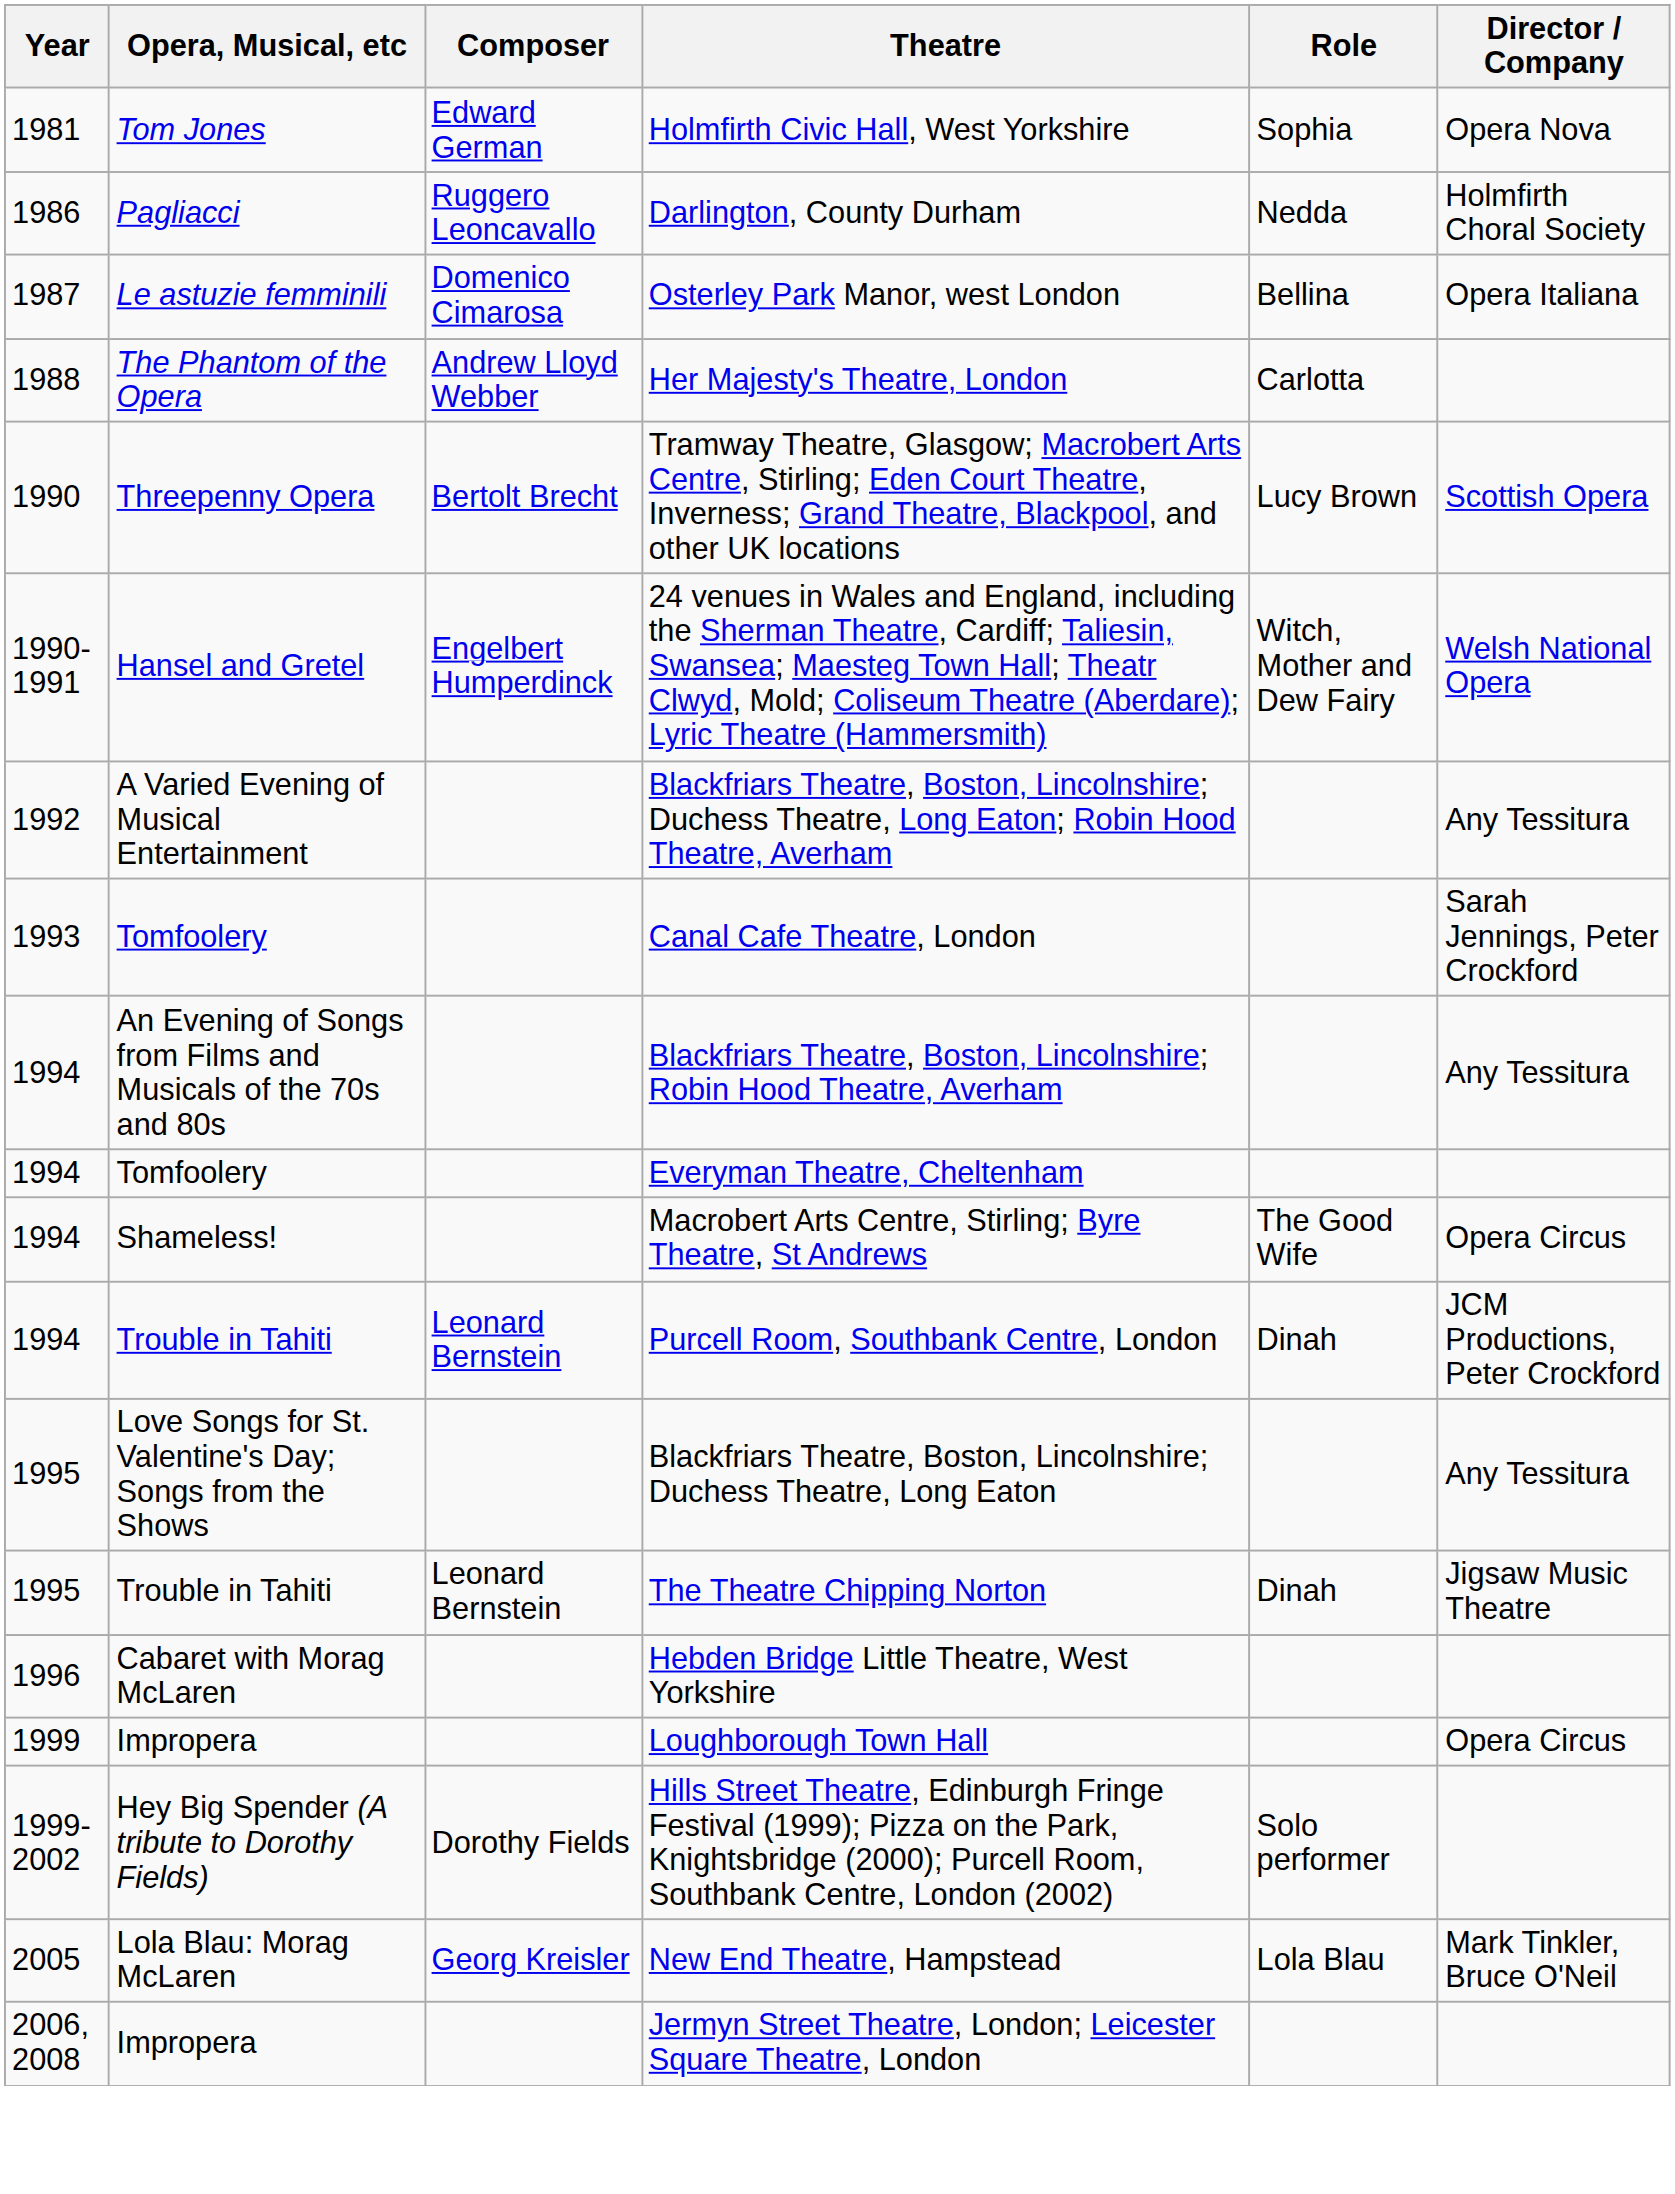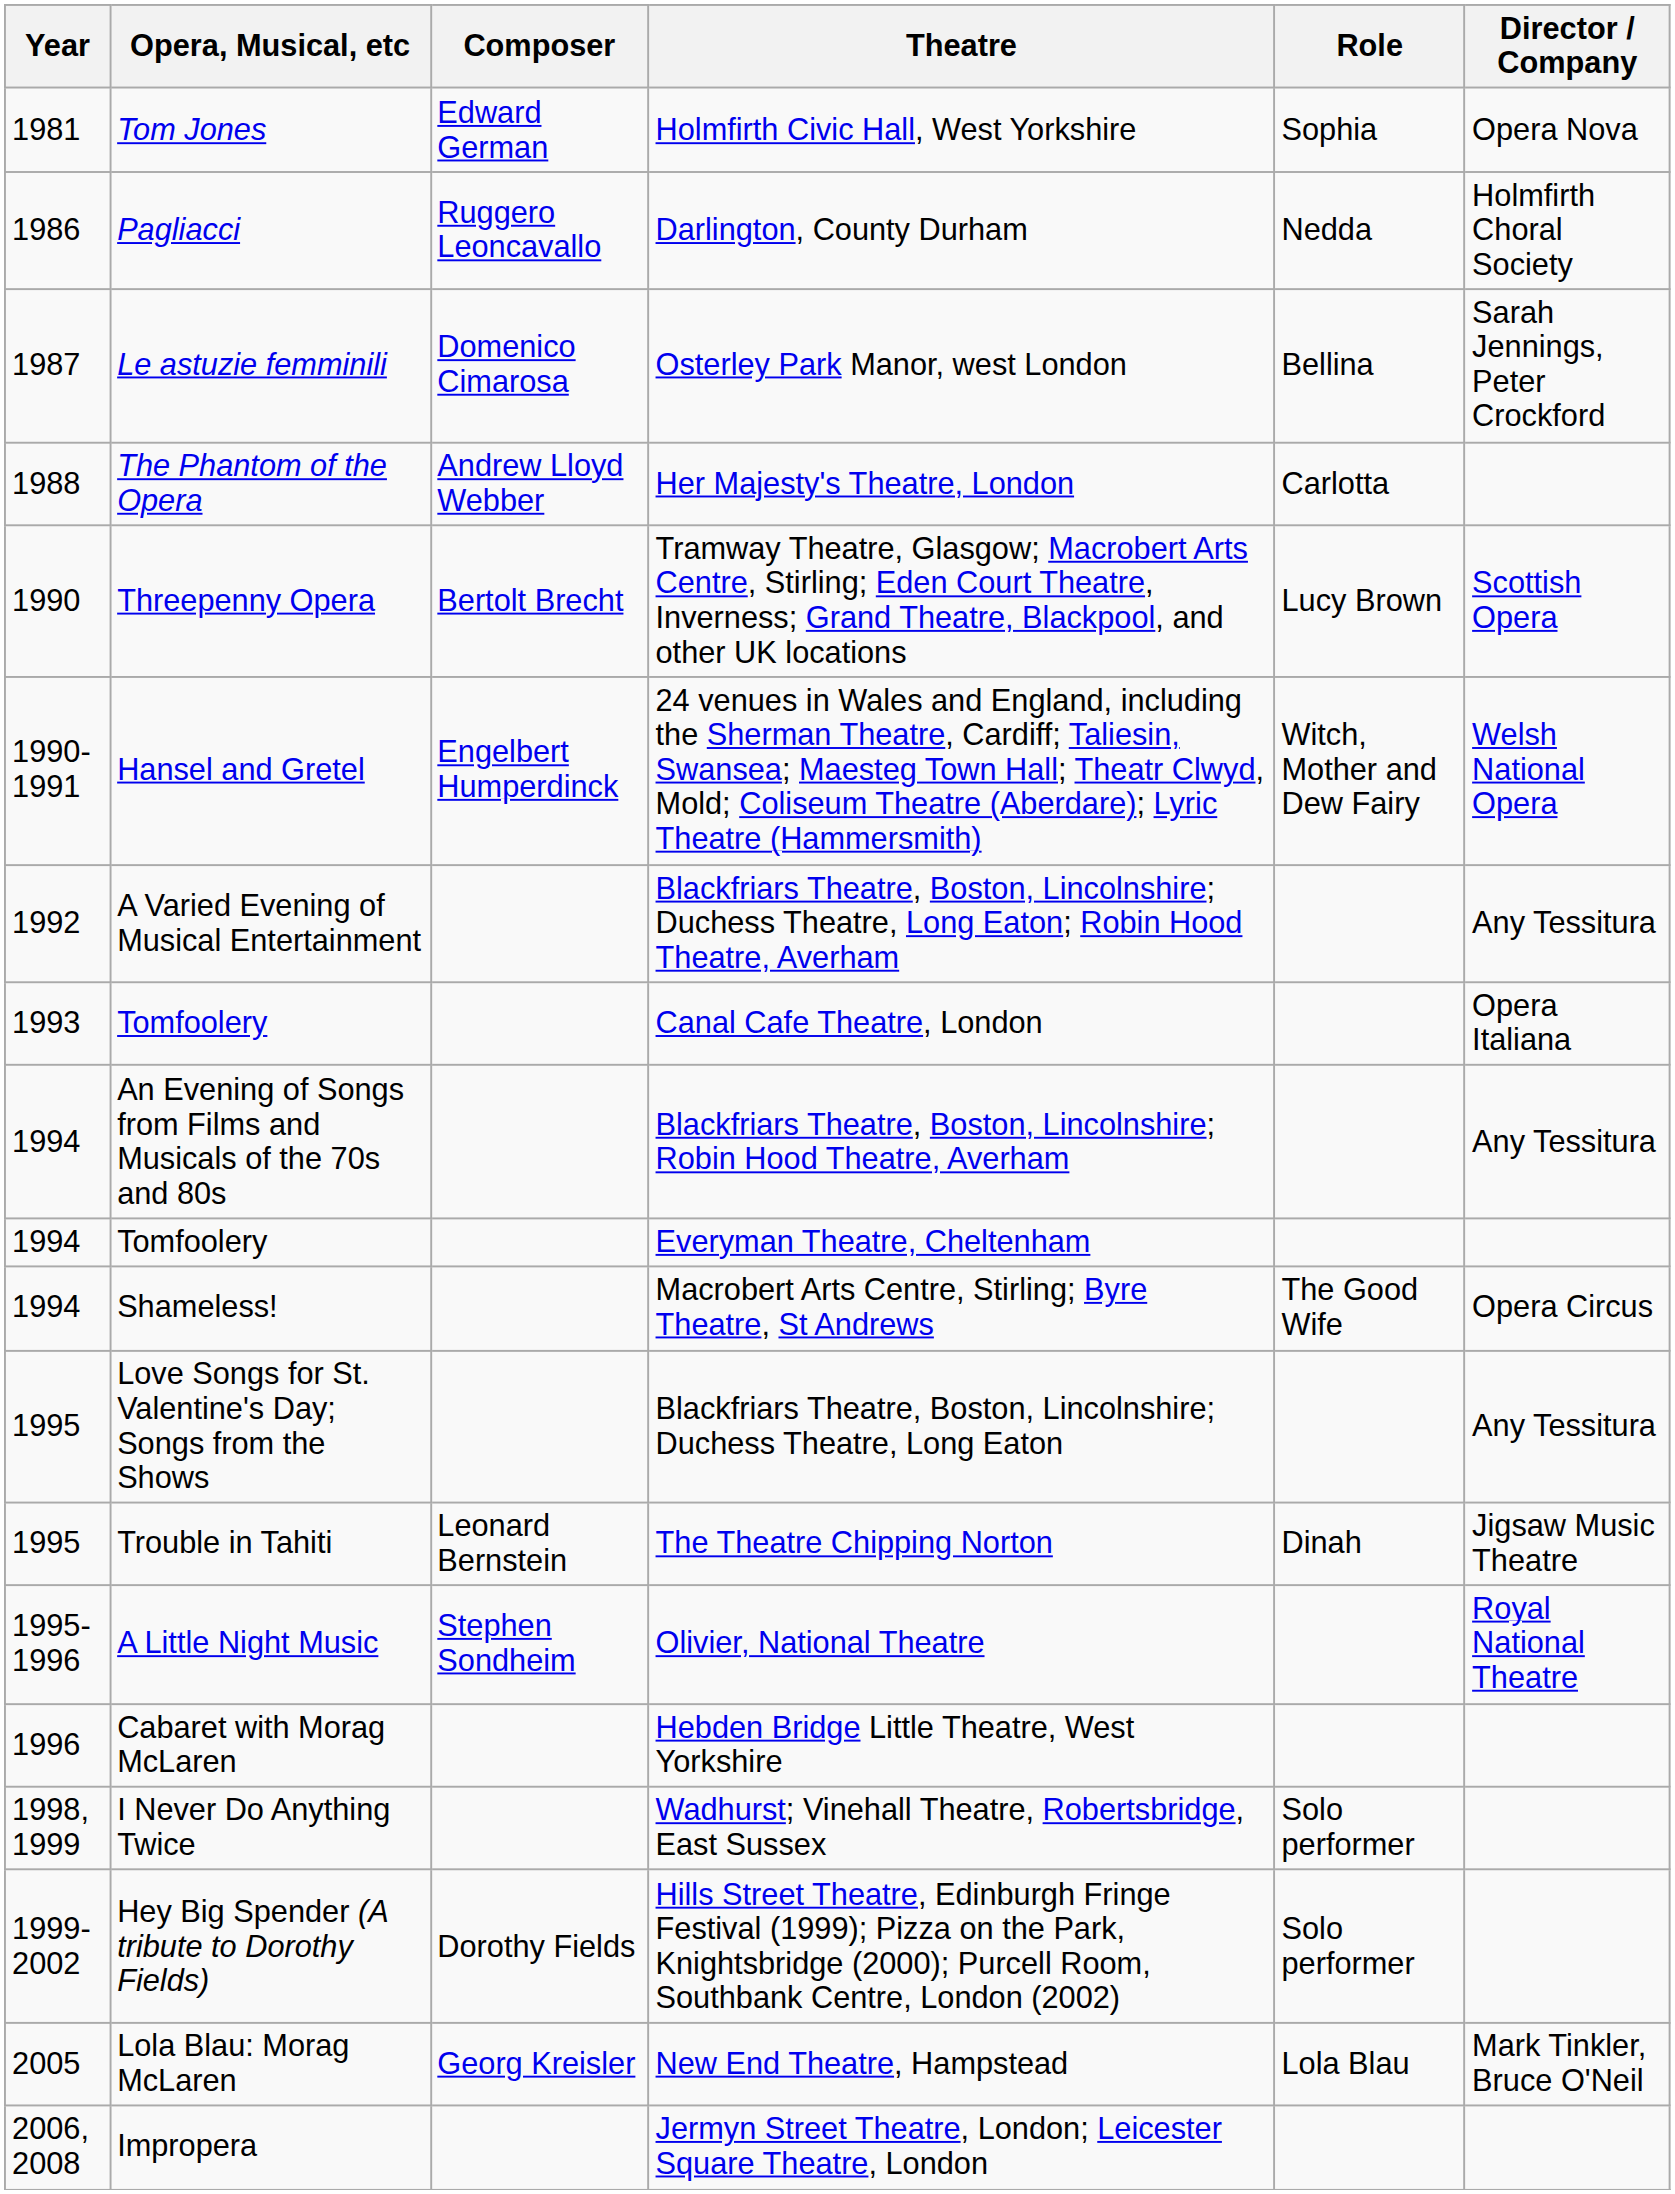(1542, 295) Opera Italiana -> (1539, 365) Sarah Jennings, Peter Crockford
(1552, 937) Sarah Jennings, Peter Crockford -> (1522, 1023) Opera Italiana
- row: (933, 1339)
+ row: (820, 1644)
+ row: (950, 1827)
- row: (818, 1741)
